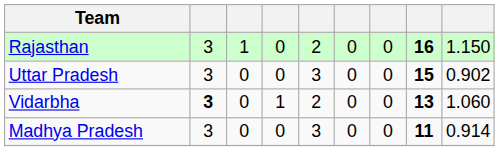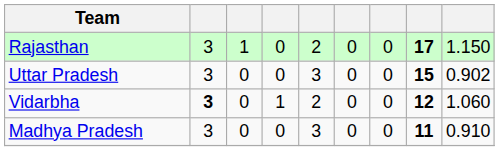(424, 46) 16 -> (424, 46) 17
(424, 103) 13 -> (424, 103) 12
(468, 131) 0.914 -> (468, 131) 0.910
